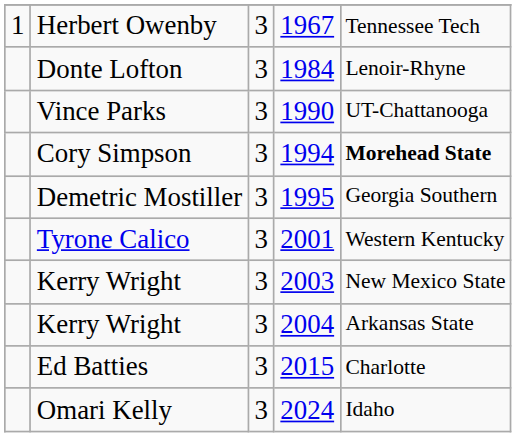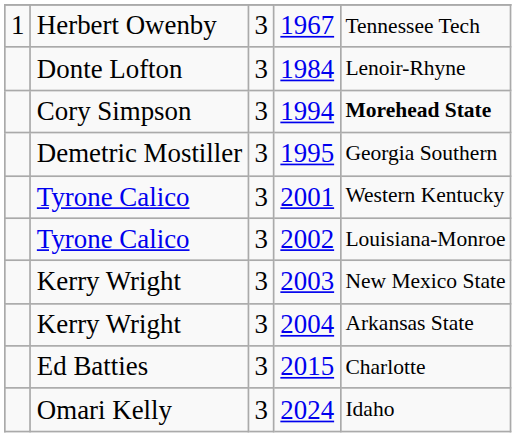- row: (307, 111)
+ row: (307, 238)
